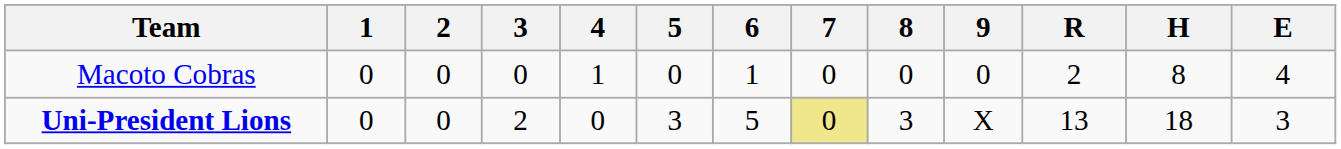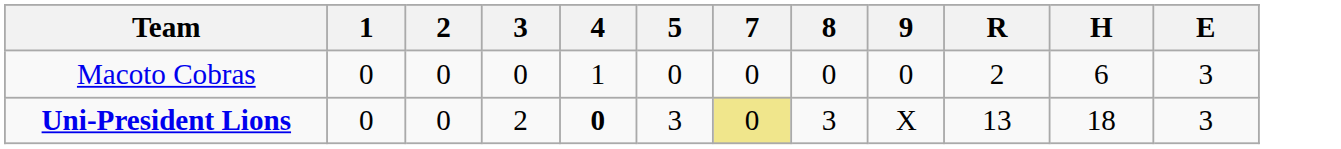- column: (752, 27)
(1178, 73) 8 -> (1101, 73) 6
(1283, 73) 4 -> (1206, 73) 3
(598, 119) normal -> (598, 119) bold
